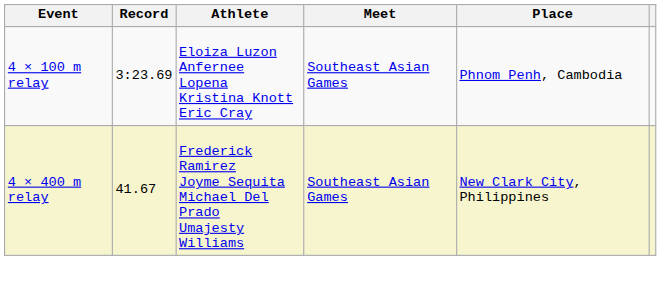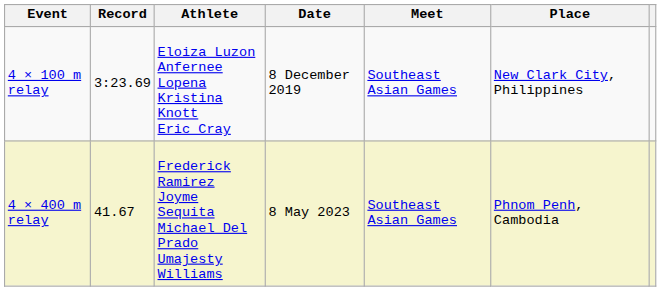+ column: (315, 16)
(541, 76) Phnom Penh, Cambodia -> (555, 84) New Clark City, Philippines
(521, 191) New Clark City, Philippines -> (539, 214) Phnom Penh, Cambodia
